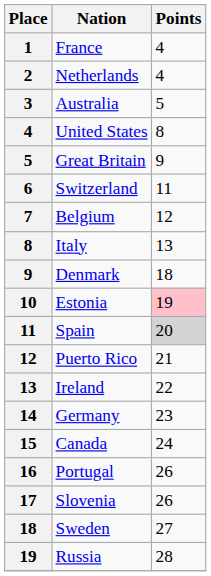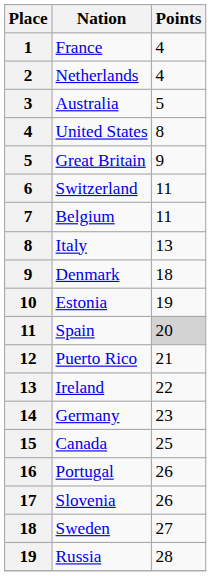(164, 217) 12 -> (164, 217) 11
(164, 302) pink background -> (164, 302) no background
(164, 443) 24 -> (164, 443) 25
